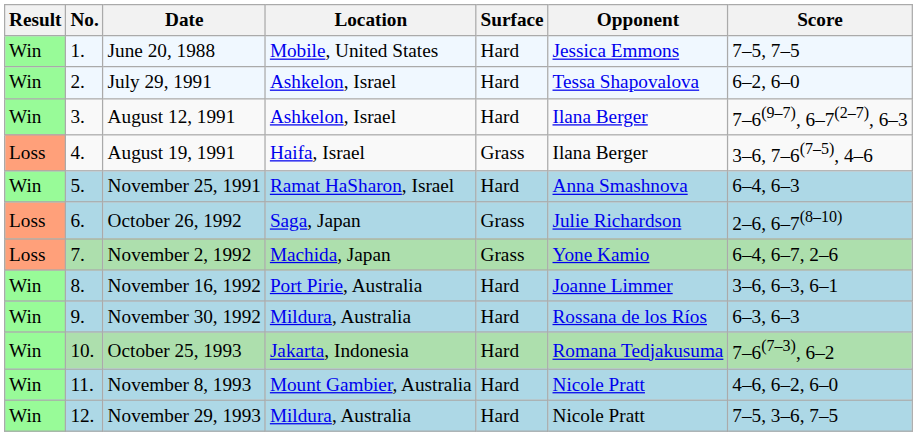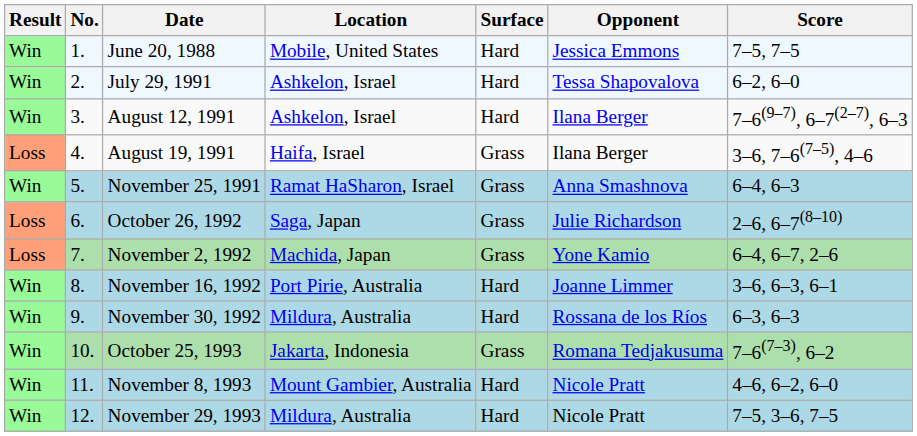(500, 186) Hard -> (502, 186) Grass
(500, 350) Hard -> (502, 350) Grass
